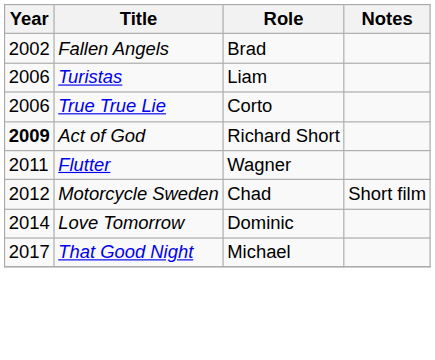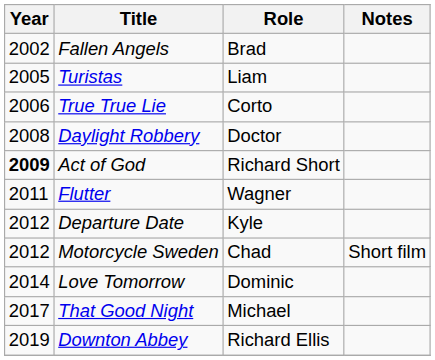(29, 77) 2006 -> (29, 77) 2005
+ row: (129, 135)
+ row: (121, 223)
+ row: (123, 340)
